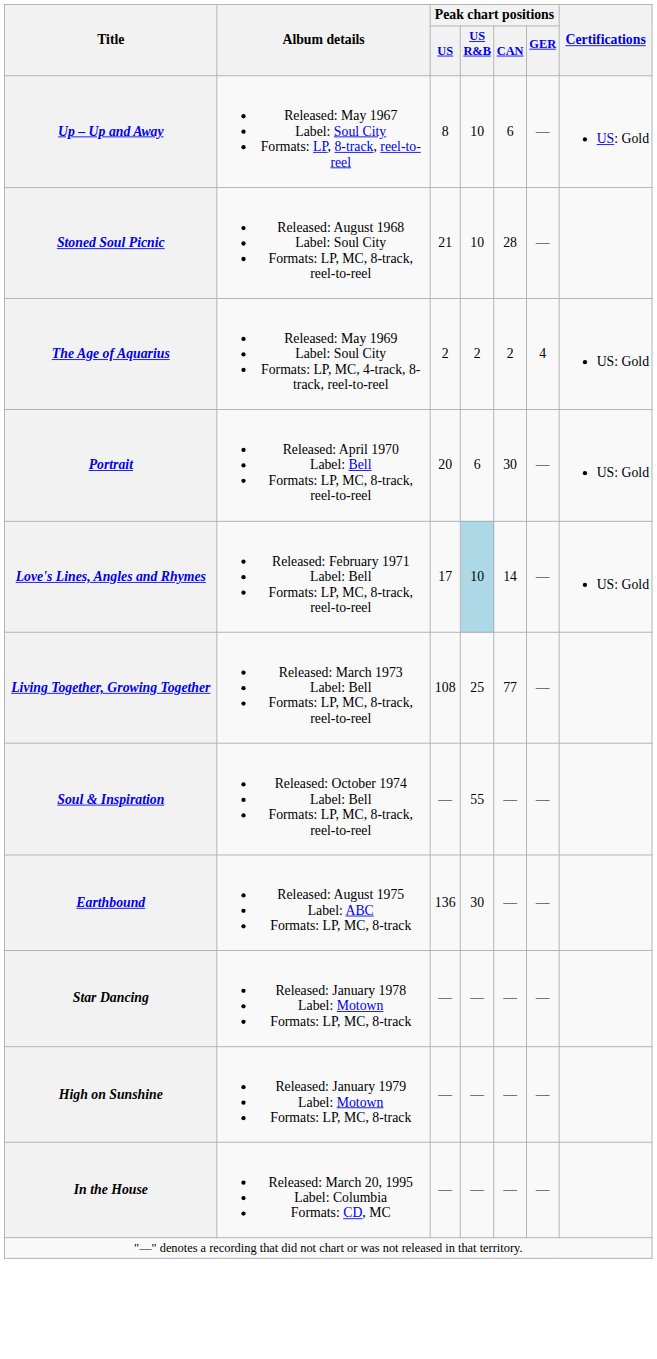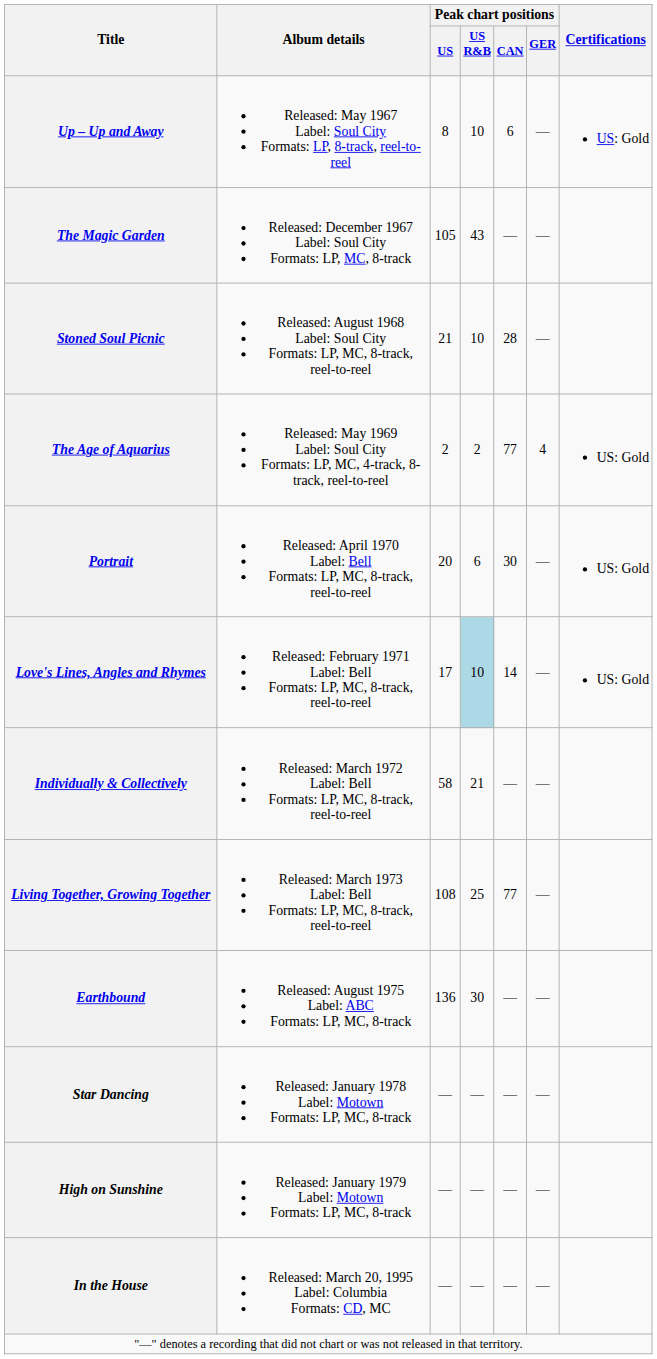+ row: (111, 235)
(510, 354) 2 -> (510, 449) 77
+ row: (111, 783)
- row: (111, 799)
